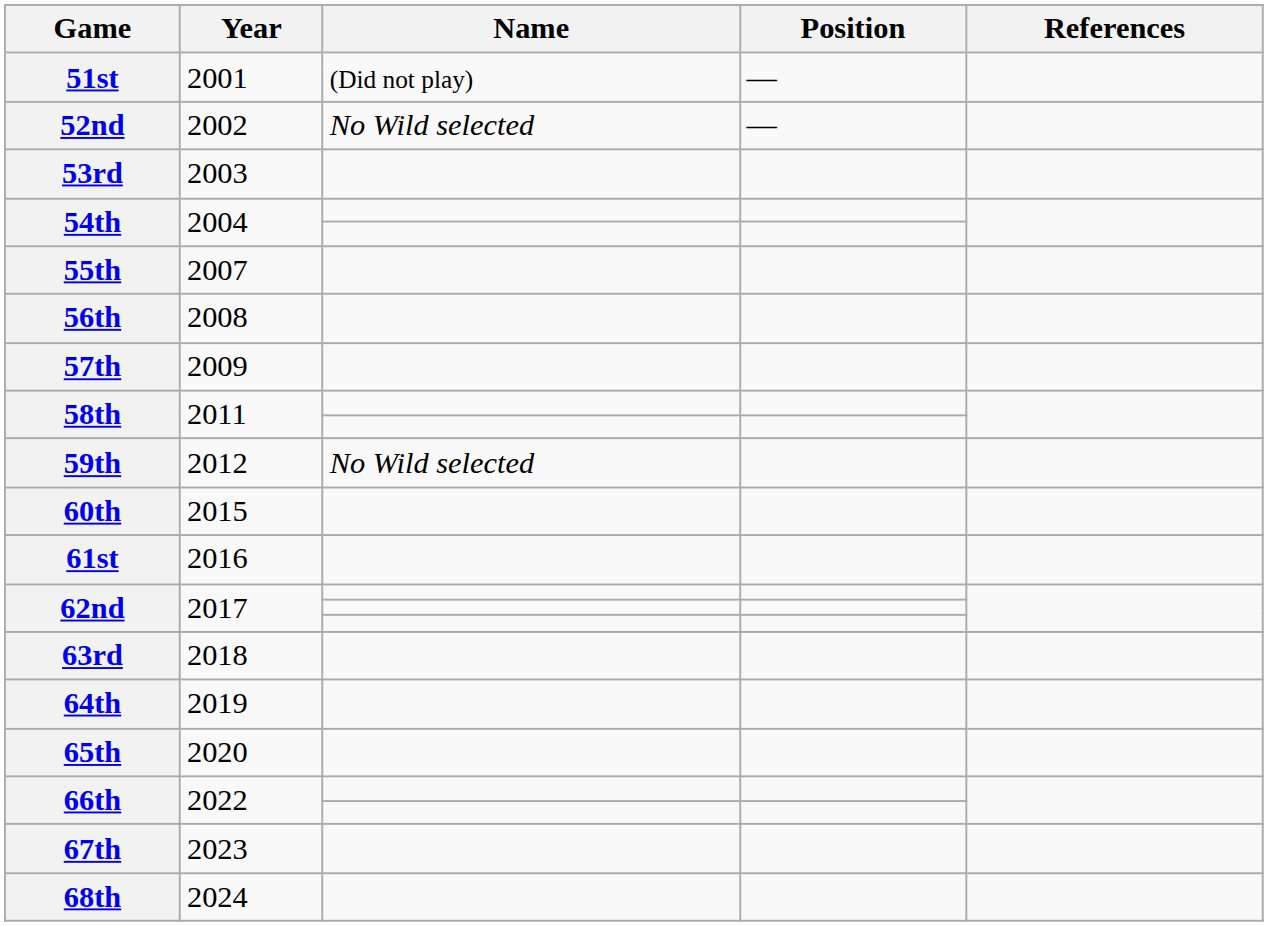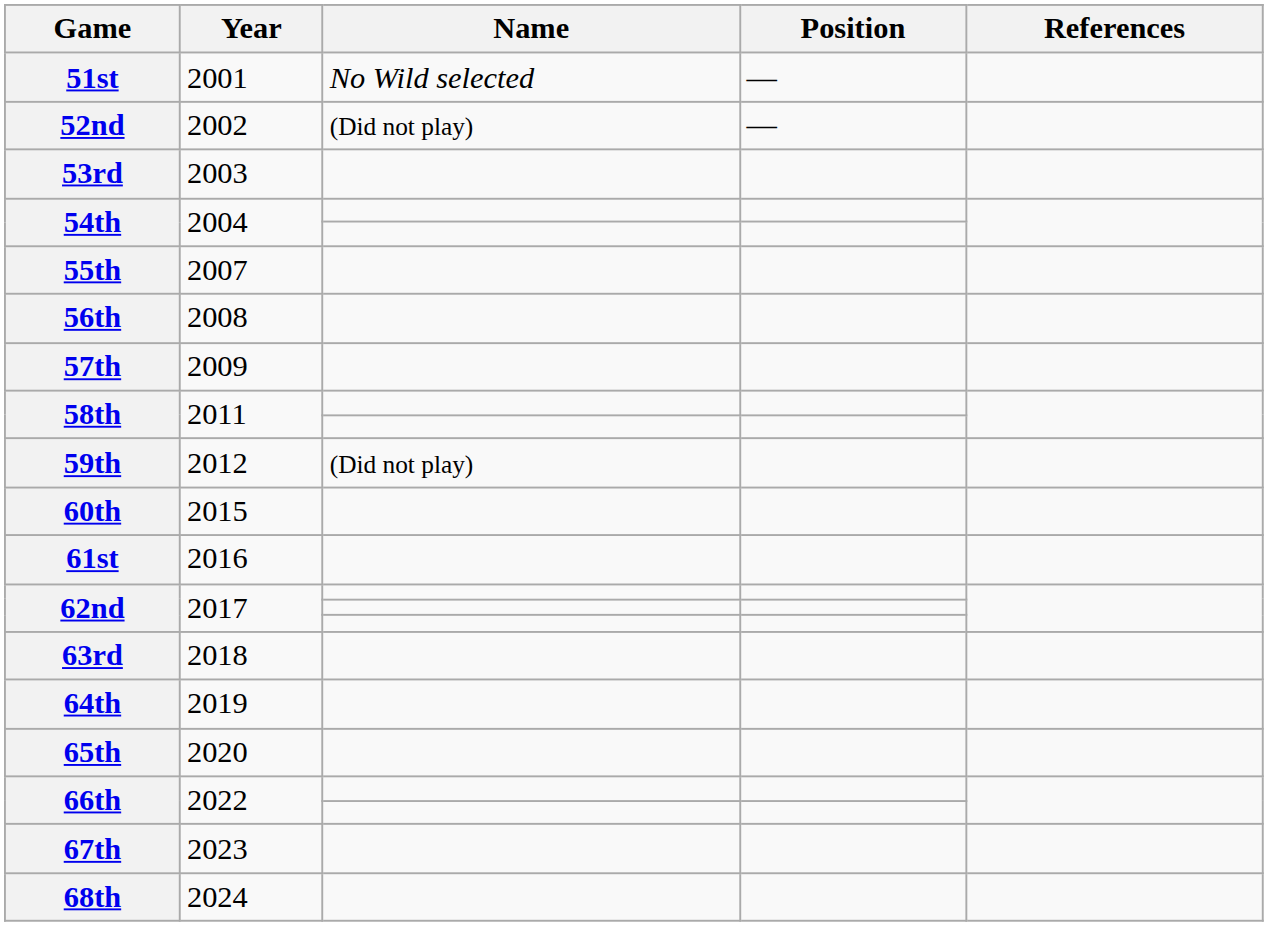(402, 78) (Did not play) -> (432, 76) No Wild selected
(432, 125) No Wild selected -> (402, 126) (Did not play)
(432, 462) No Wild selected -> (402, 464) (Did not play)
